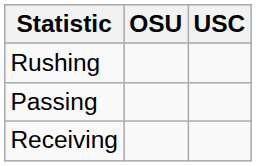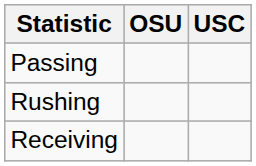rows swapped: (54, 101) <-> (55, 62)
